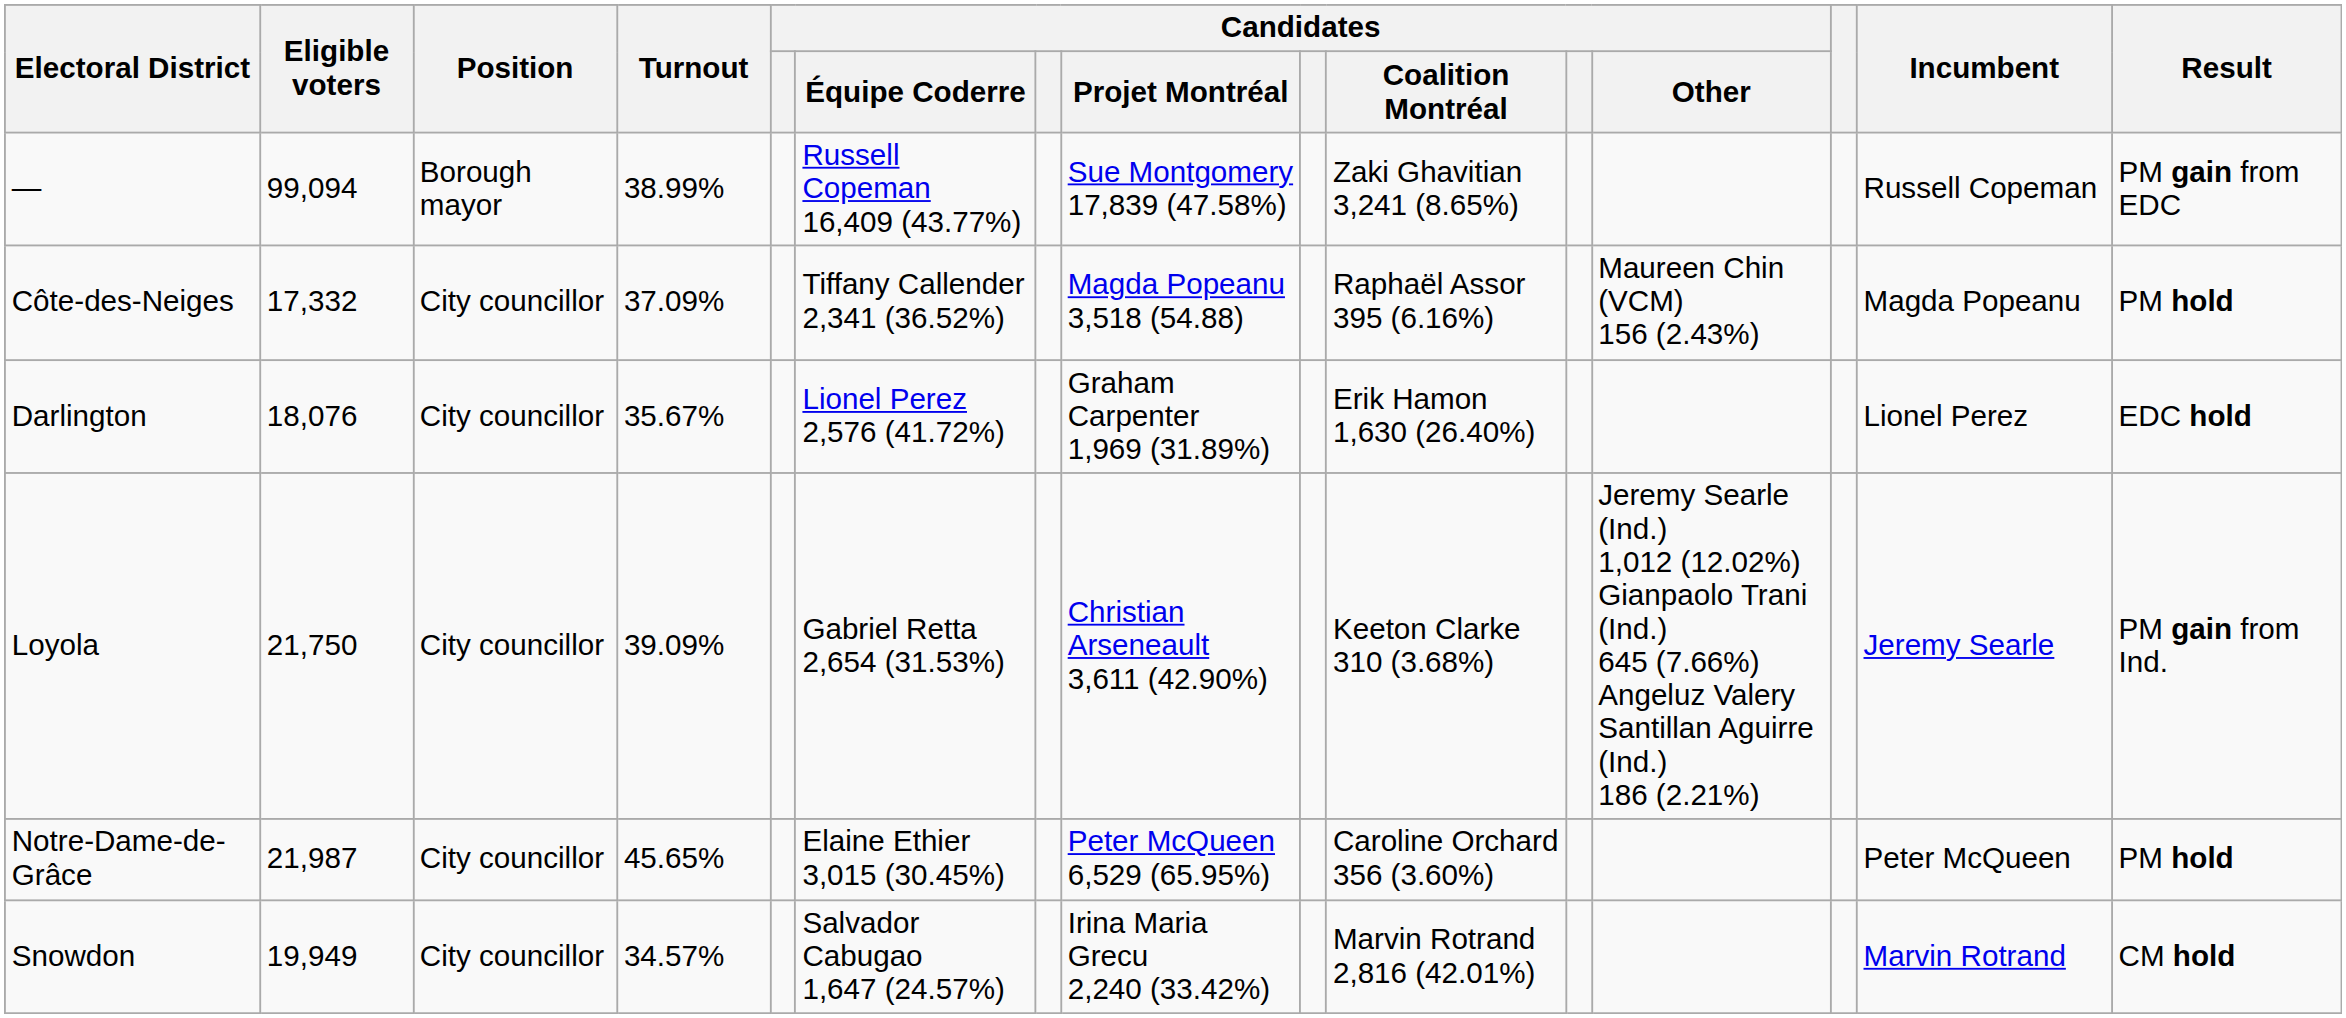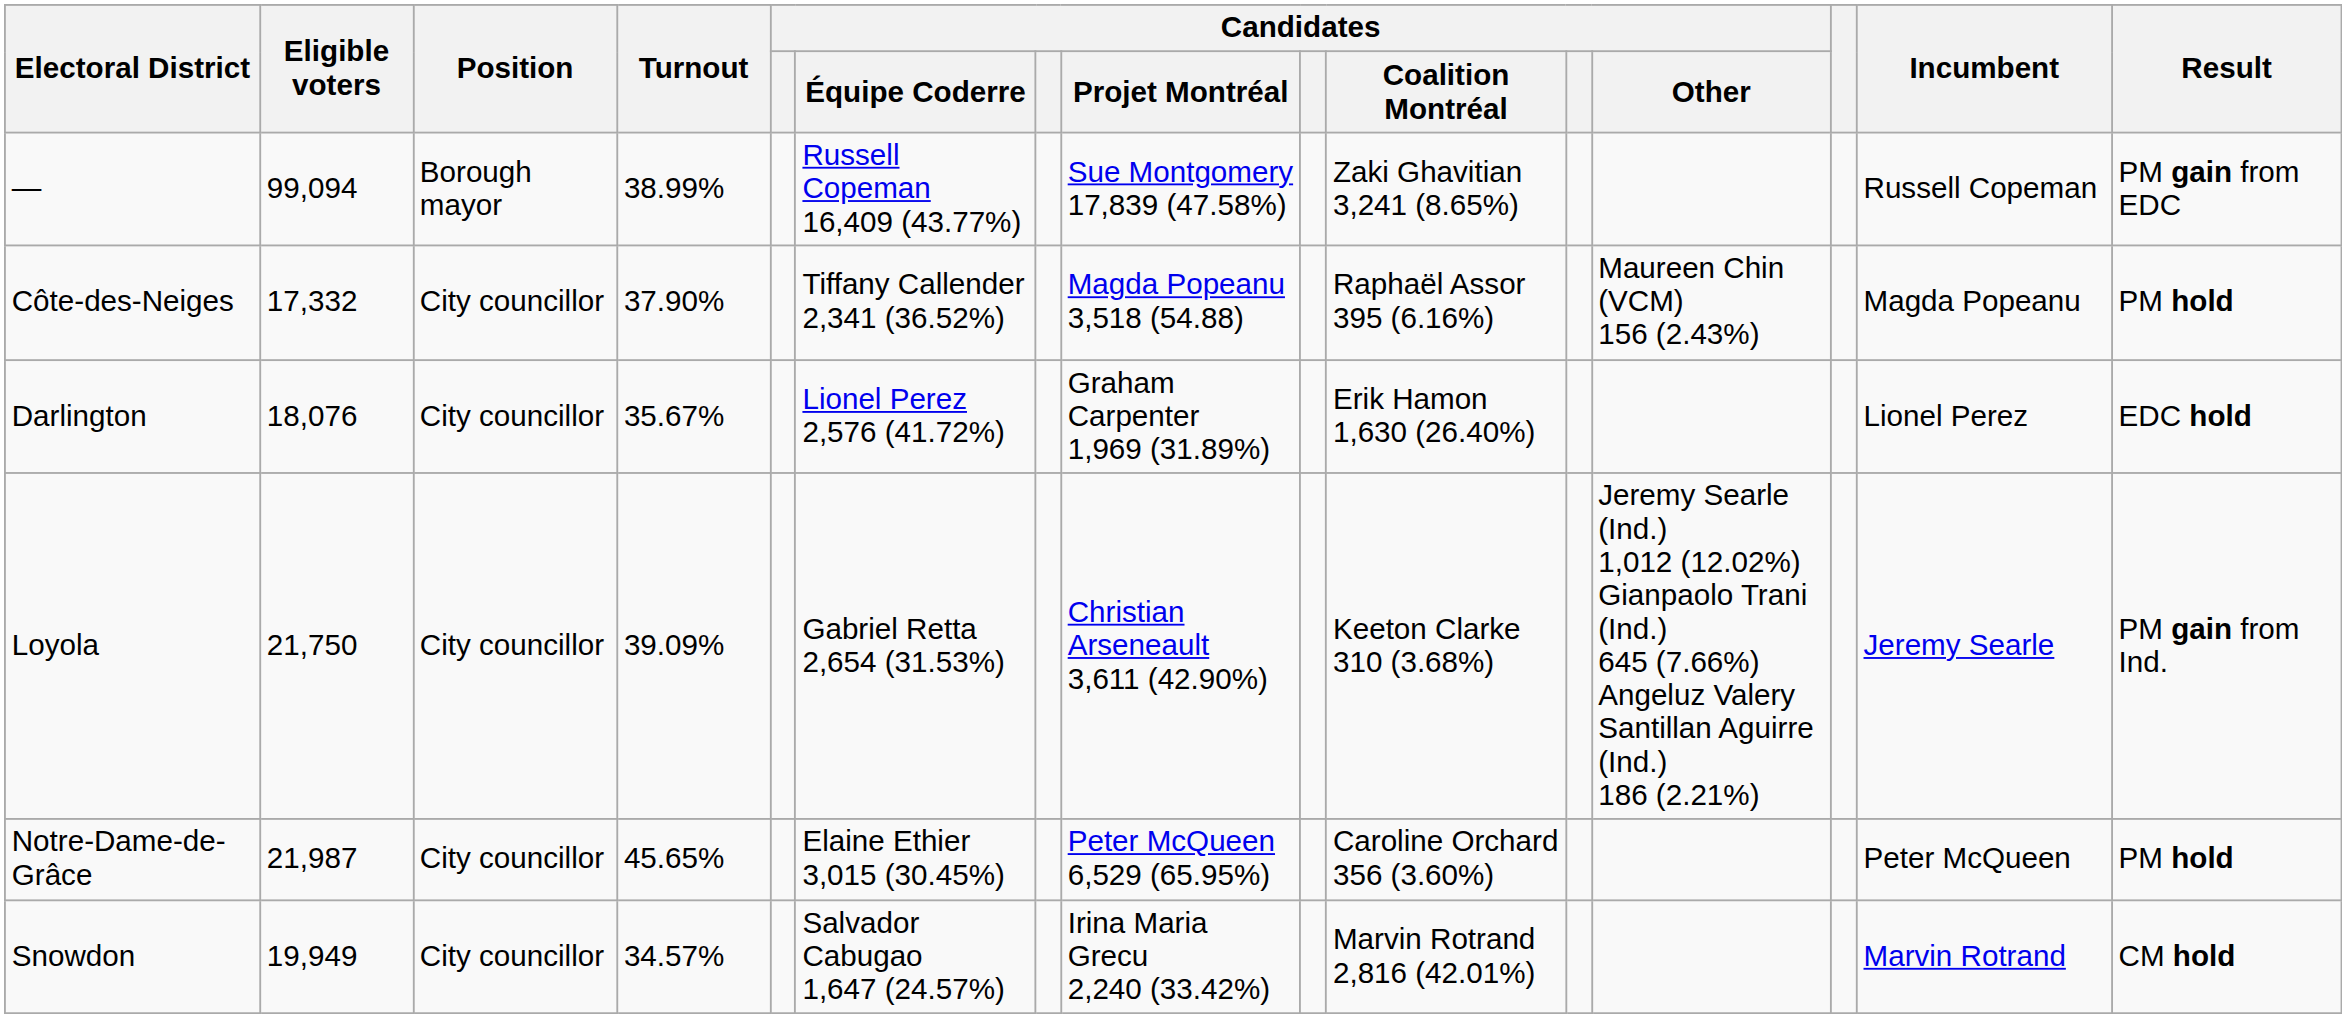(674, 302) 37.09% -> (674, 302) 37.90%
